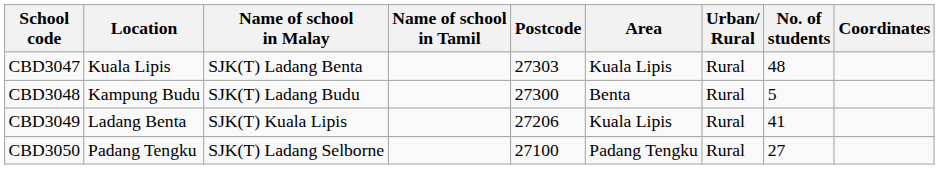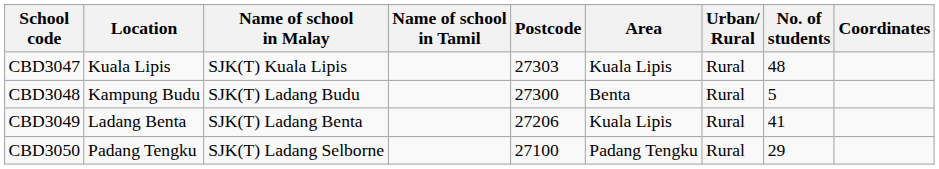(285, 66) SJK(T) Ladang Benta -> (278, 66) SJK(T) Kuala Lipis
(278, 121) SJK(T) Kuala Lipis -> (285, 121) SJK(T) Ladang Benta
(777, 149) 27 -> (777, 149) 29
